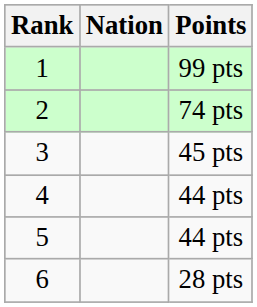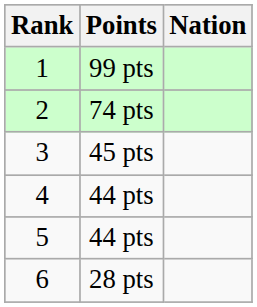columns swapped: (124, 25) <-> (211, 25)
